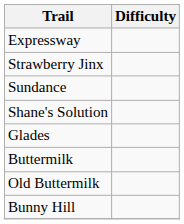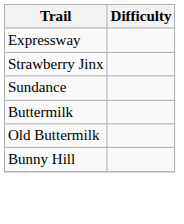- row: (58, 111)
- row: (29, 135)
